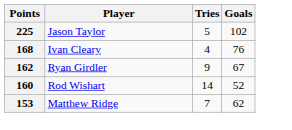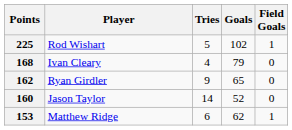+ column: (271, 19)
(76, 31) Jason Taylor -> (76, 44) Rod Wishart
(238, 49) 76 -> (238, 62) 79
(238, 67) 67 -> (238, 80) 65
(76, 85) Rod Wishart -> (76, 98) Jason Taylor
(207, 103) 7 -> (207, 116) 6
